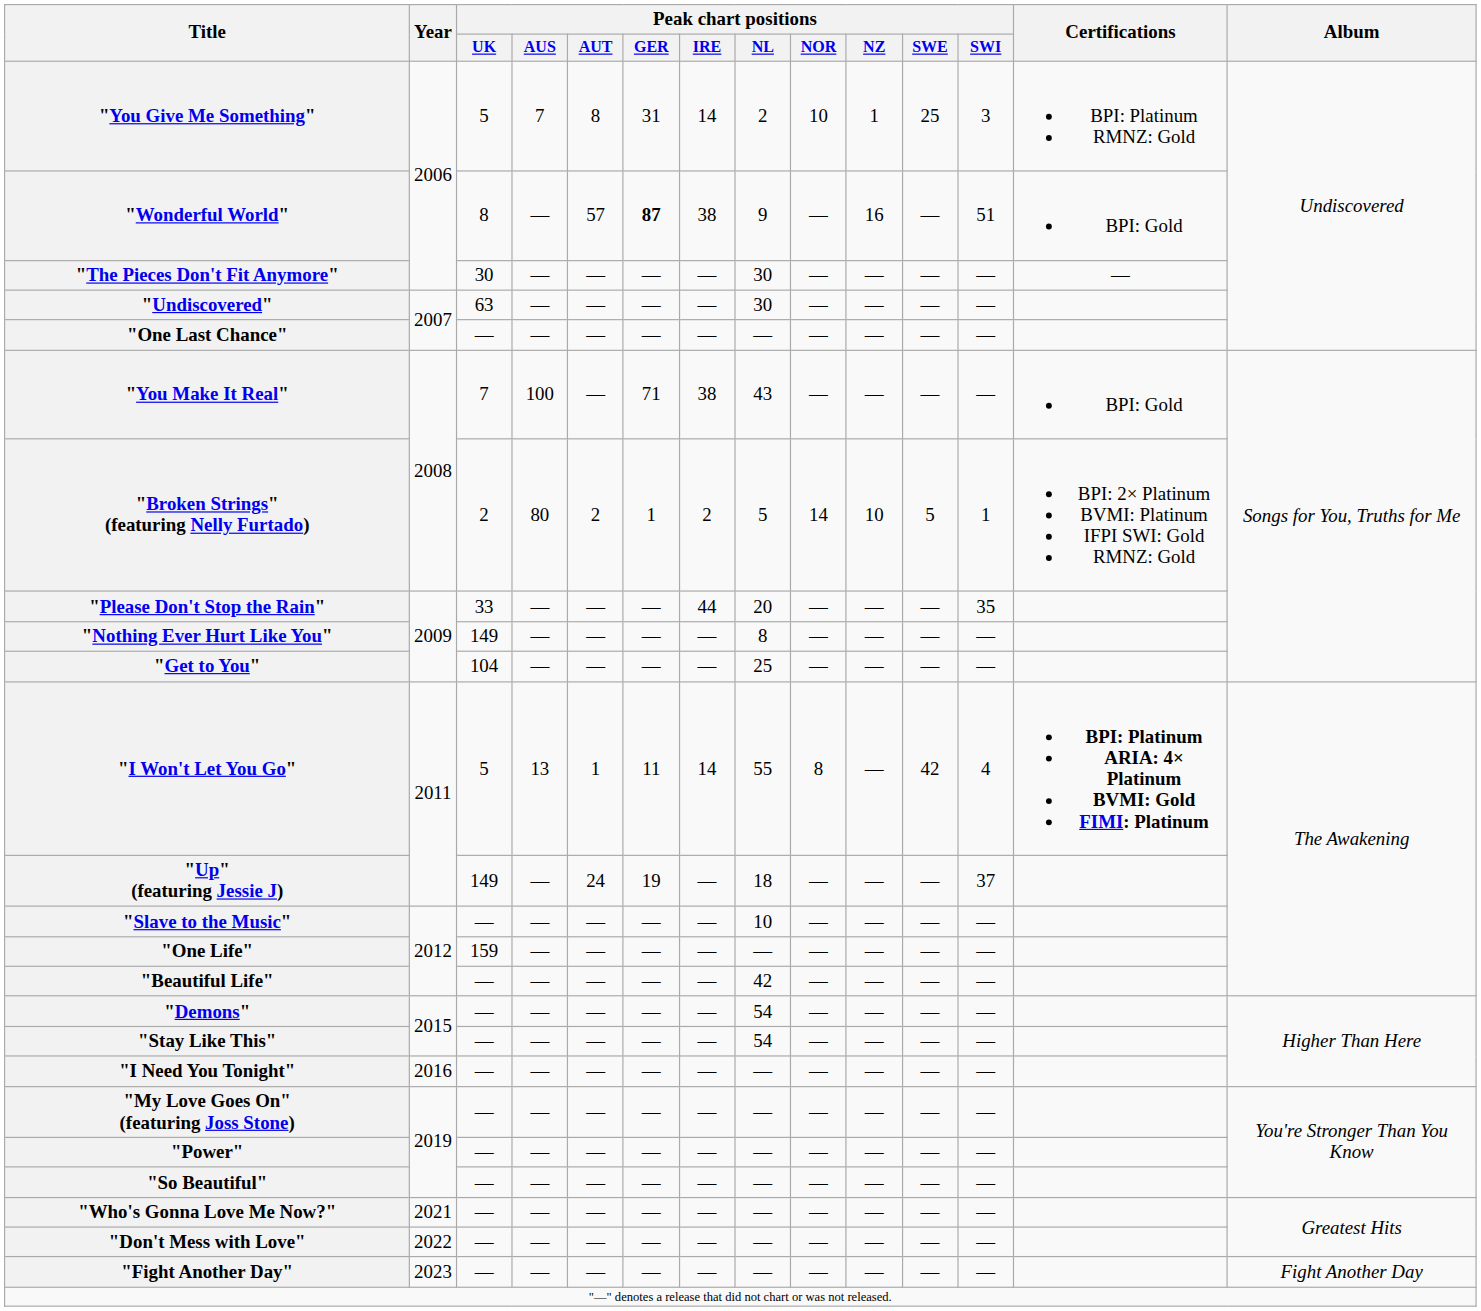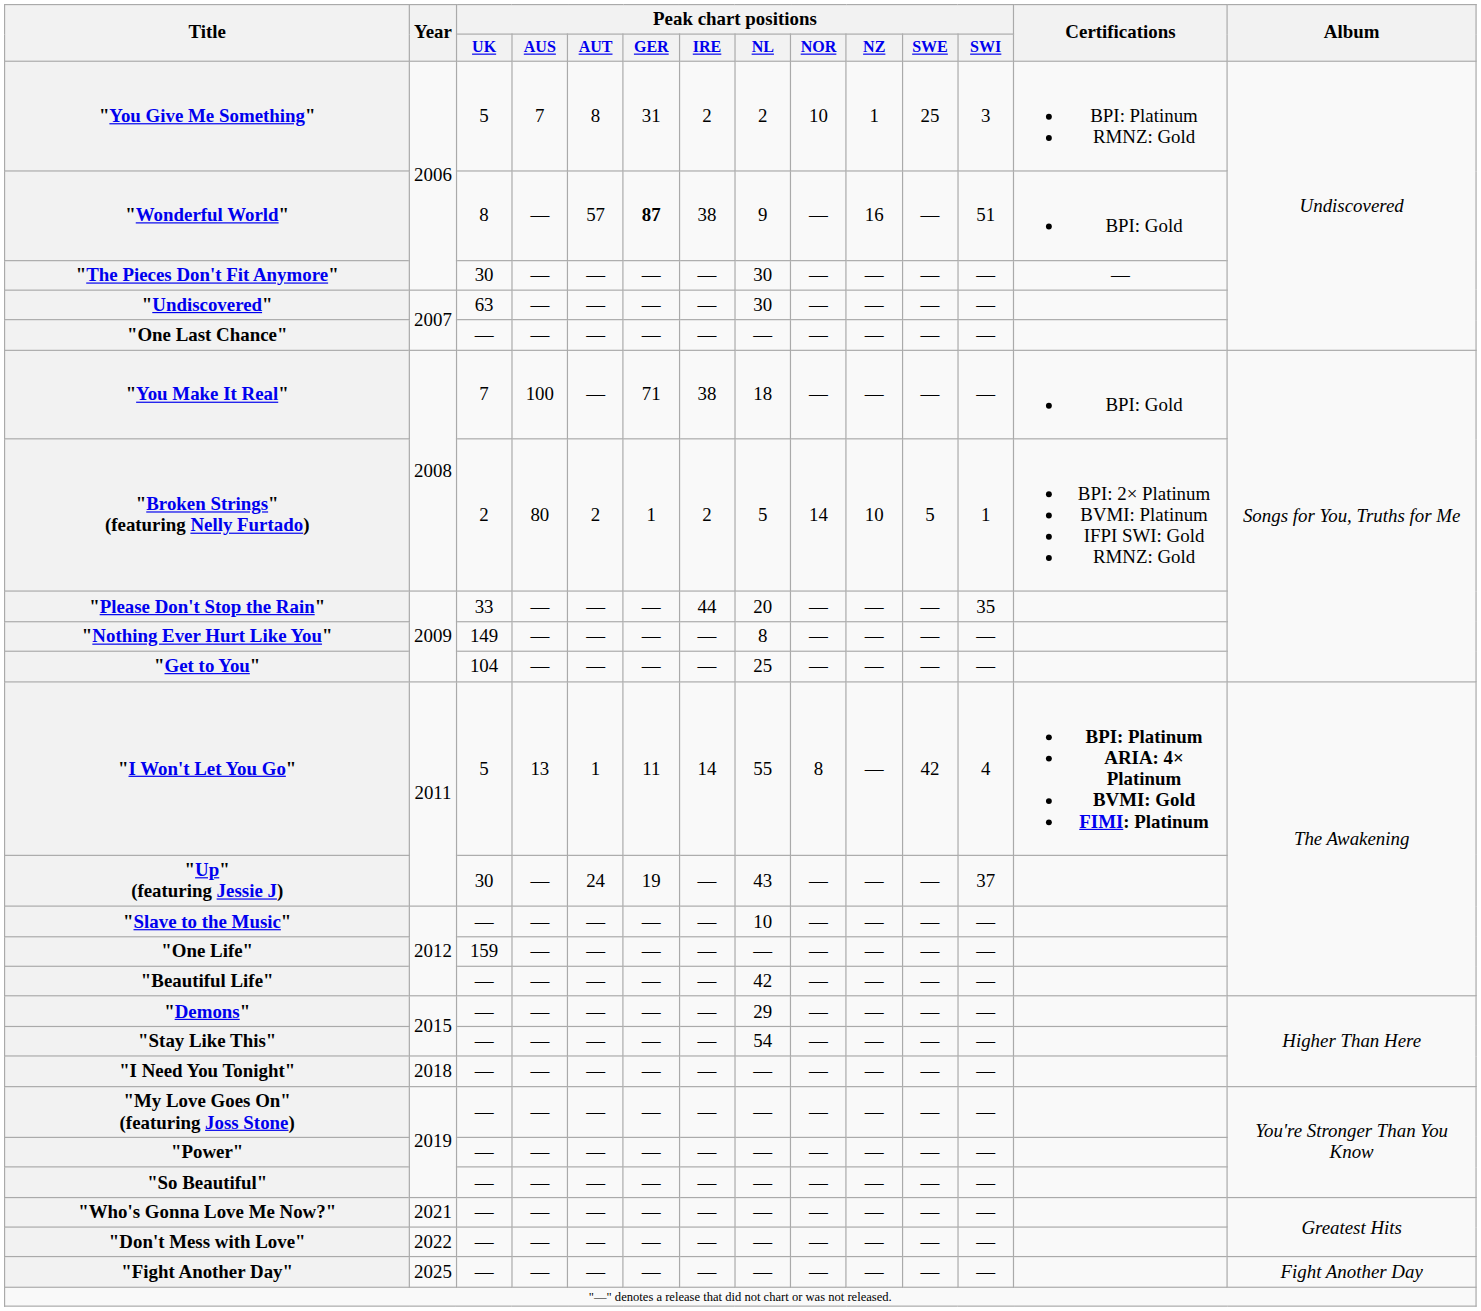(707, 116) 14 -> (707, 116) 2
(763, 394) 43 -> (763, 394) 18
(484, 880) 149 -> (484, 880) 30
(763, 880) 18 -> (763, 880) 43
(763, 1011) 54 -> (763, 1011) 29
(433, 1071) 2016 -> (433, 1071) 2018
(433, 1271) 2023 -> (433, 1271) 2025
